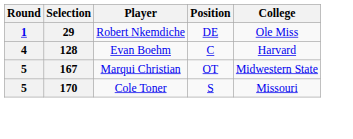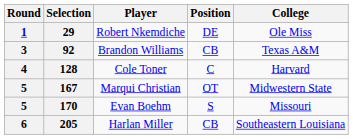+ row: (69, 50)
(141, 50) Evan Boehm -> (141, 69) Cole Toner
(141, 87) Cole Toner -> (141, 106) Evan Boehm
+ row: (69, 124)
